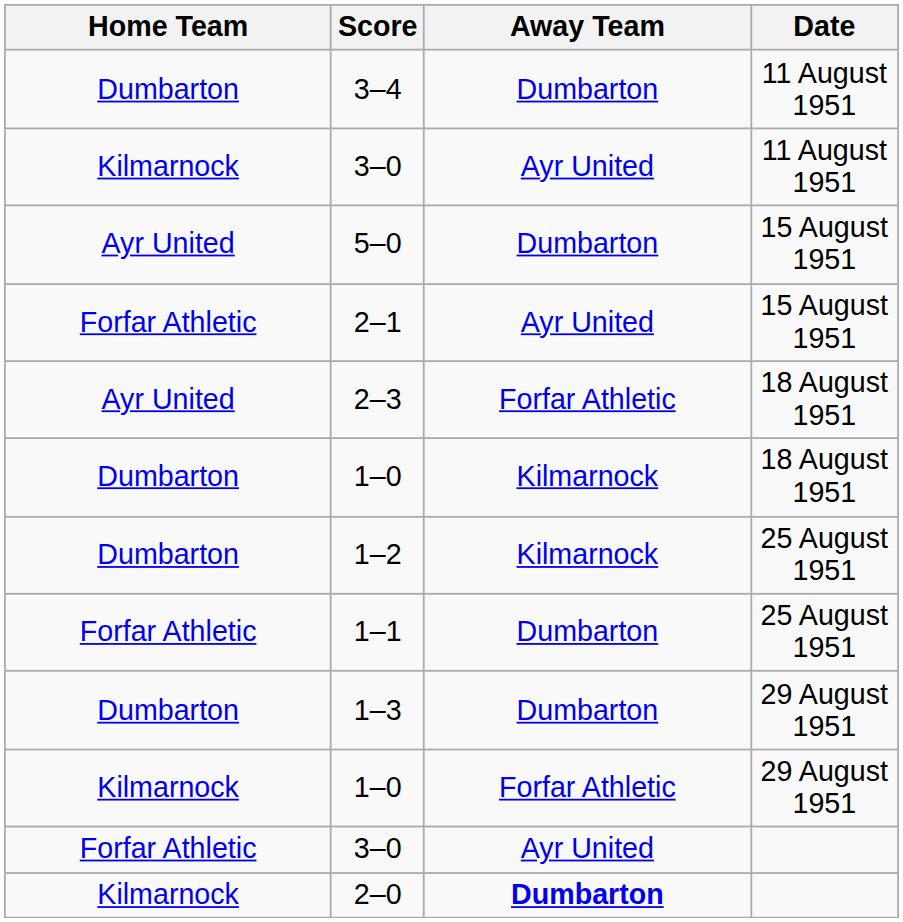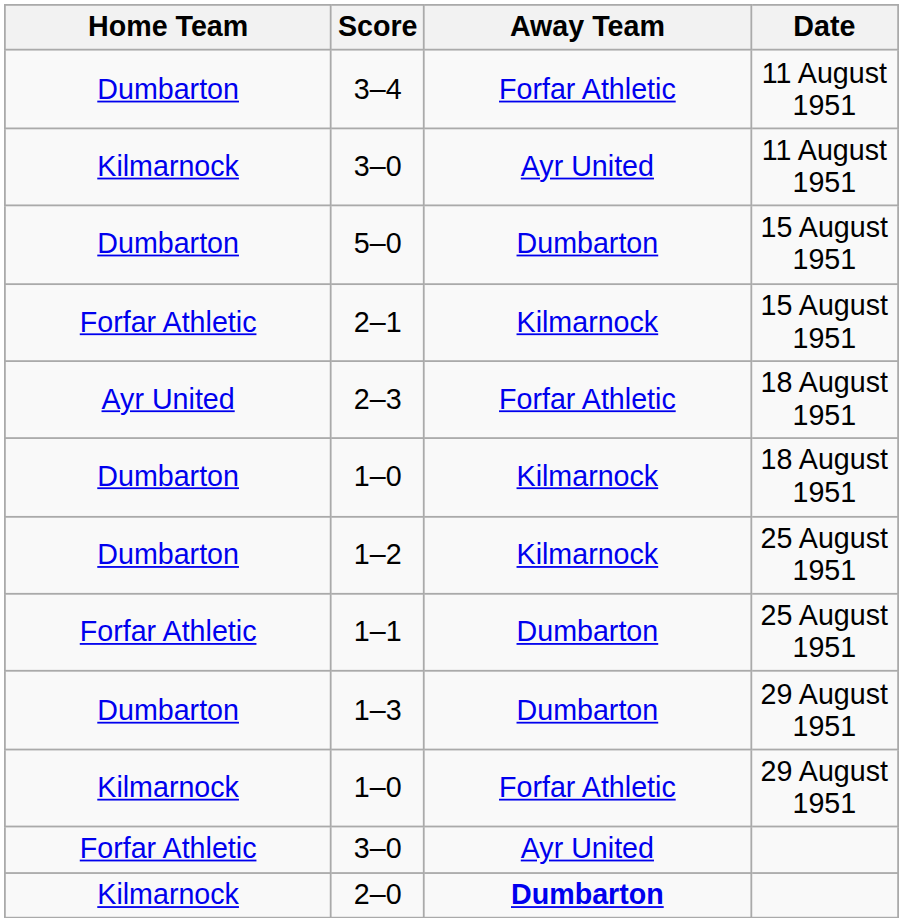(587, 88) Dumbarton -> (587, 88) Forfar Athletic
(168, 244) Ayr United -> (168, 244) Dumbarton
(587, 321) Ayr United -> (587, 321) Kilmarnock
